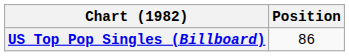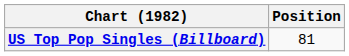(307, 40) 86 -> (307, 40) 81
